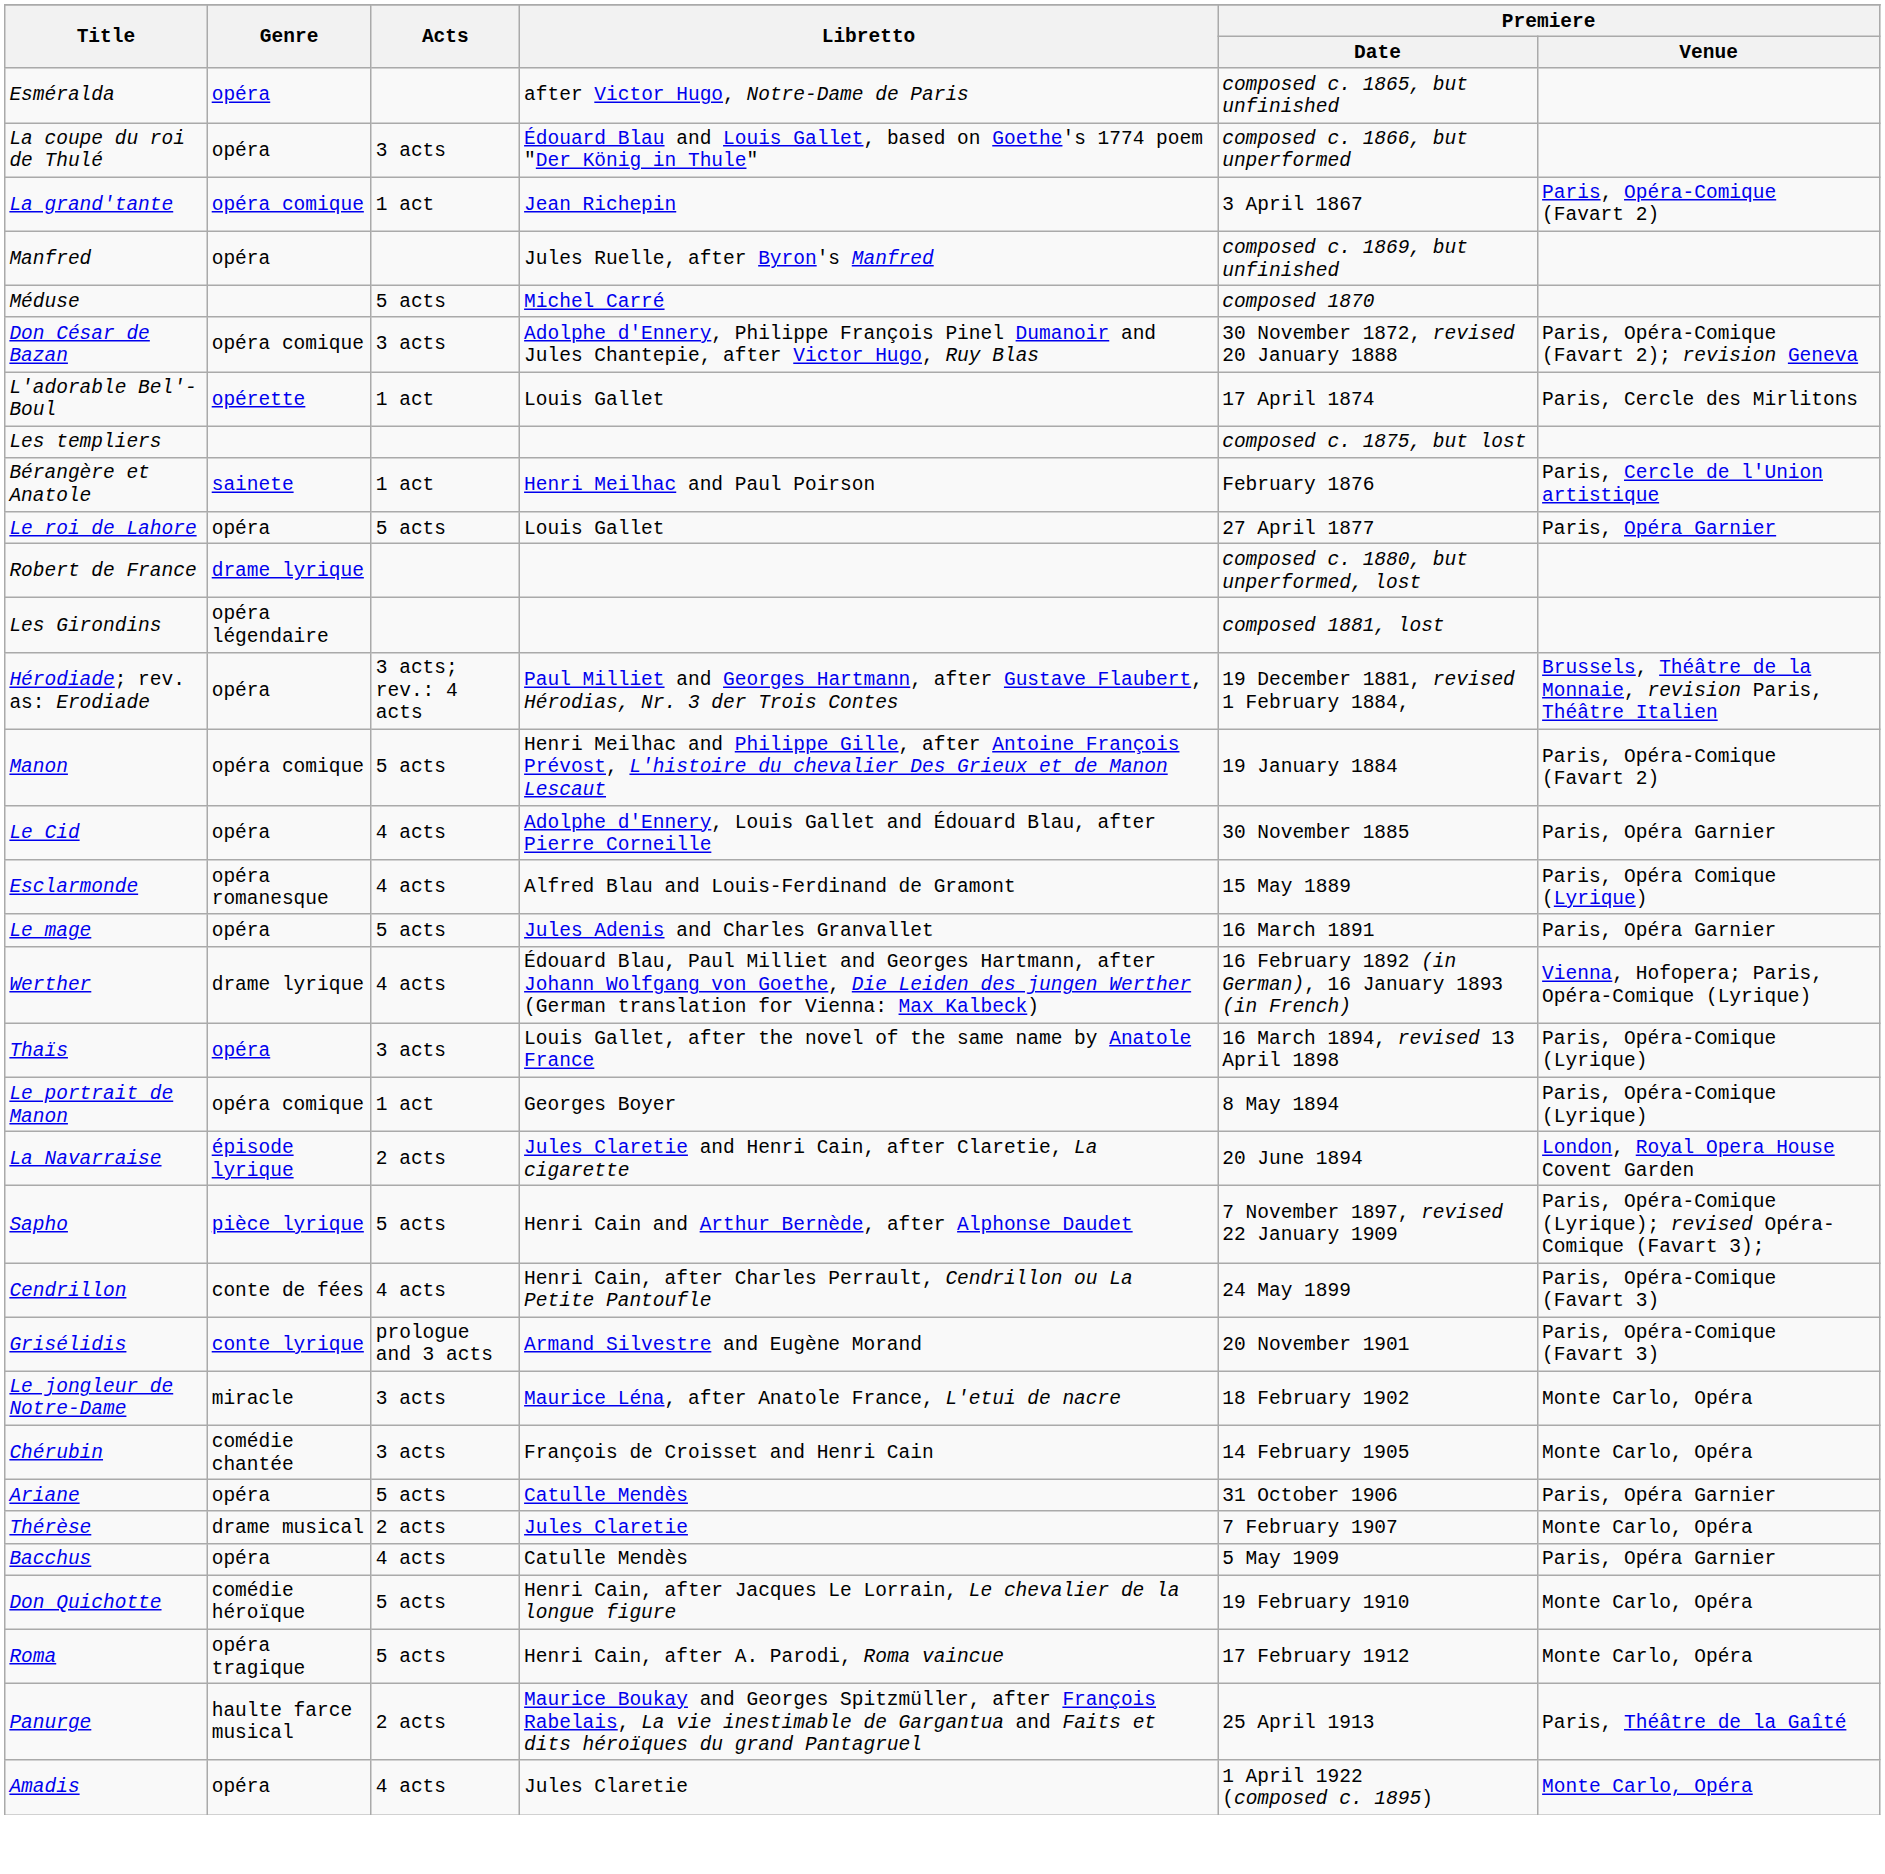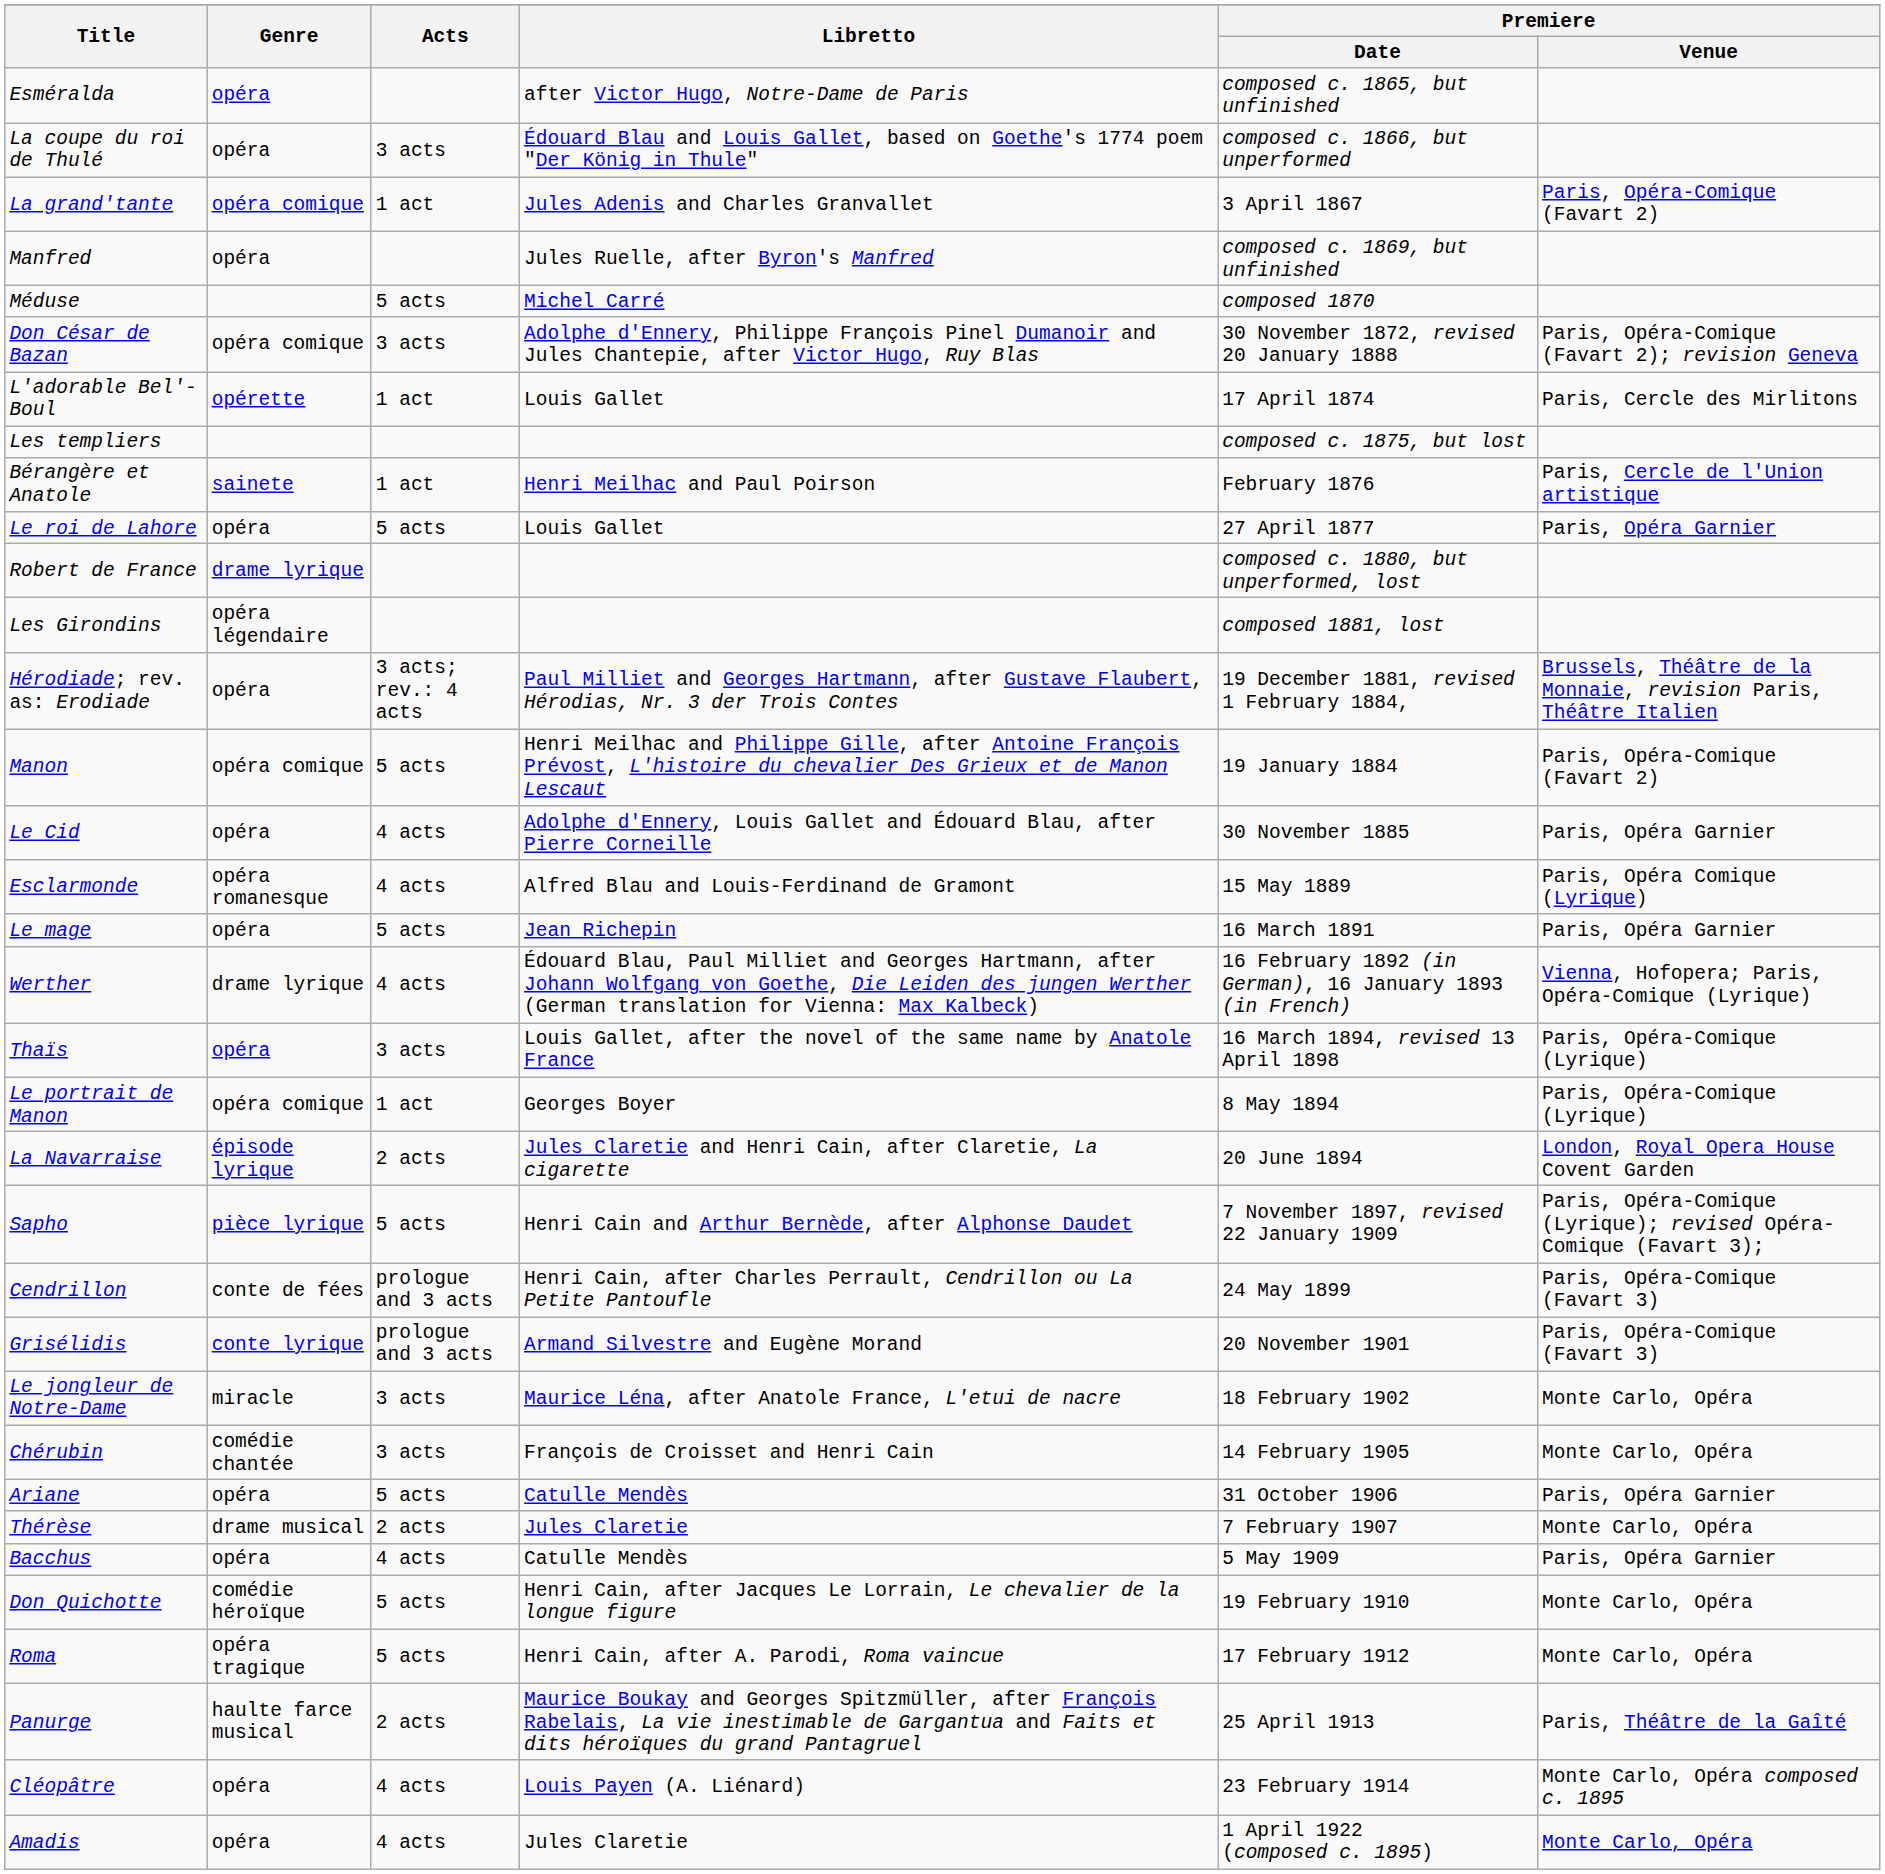(600, 204) Jean Richepin -> (729, 204) Jules Adenis and Charles Granvallet
(729, 930) Jules Adenis and Charles Granvallet -> (600, 930) Jean Richepin
(411, 1290) 4 acts -> (434, 1290) prologue and 3 acts
+ row: (62, 1787)
